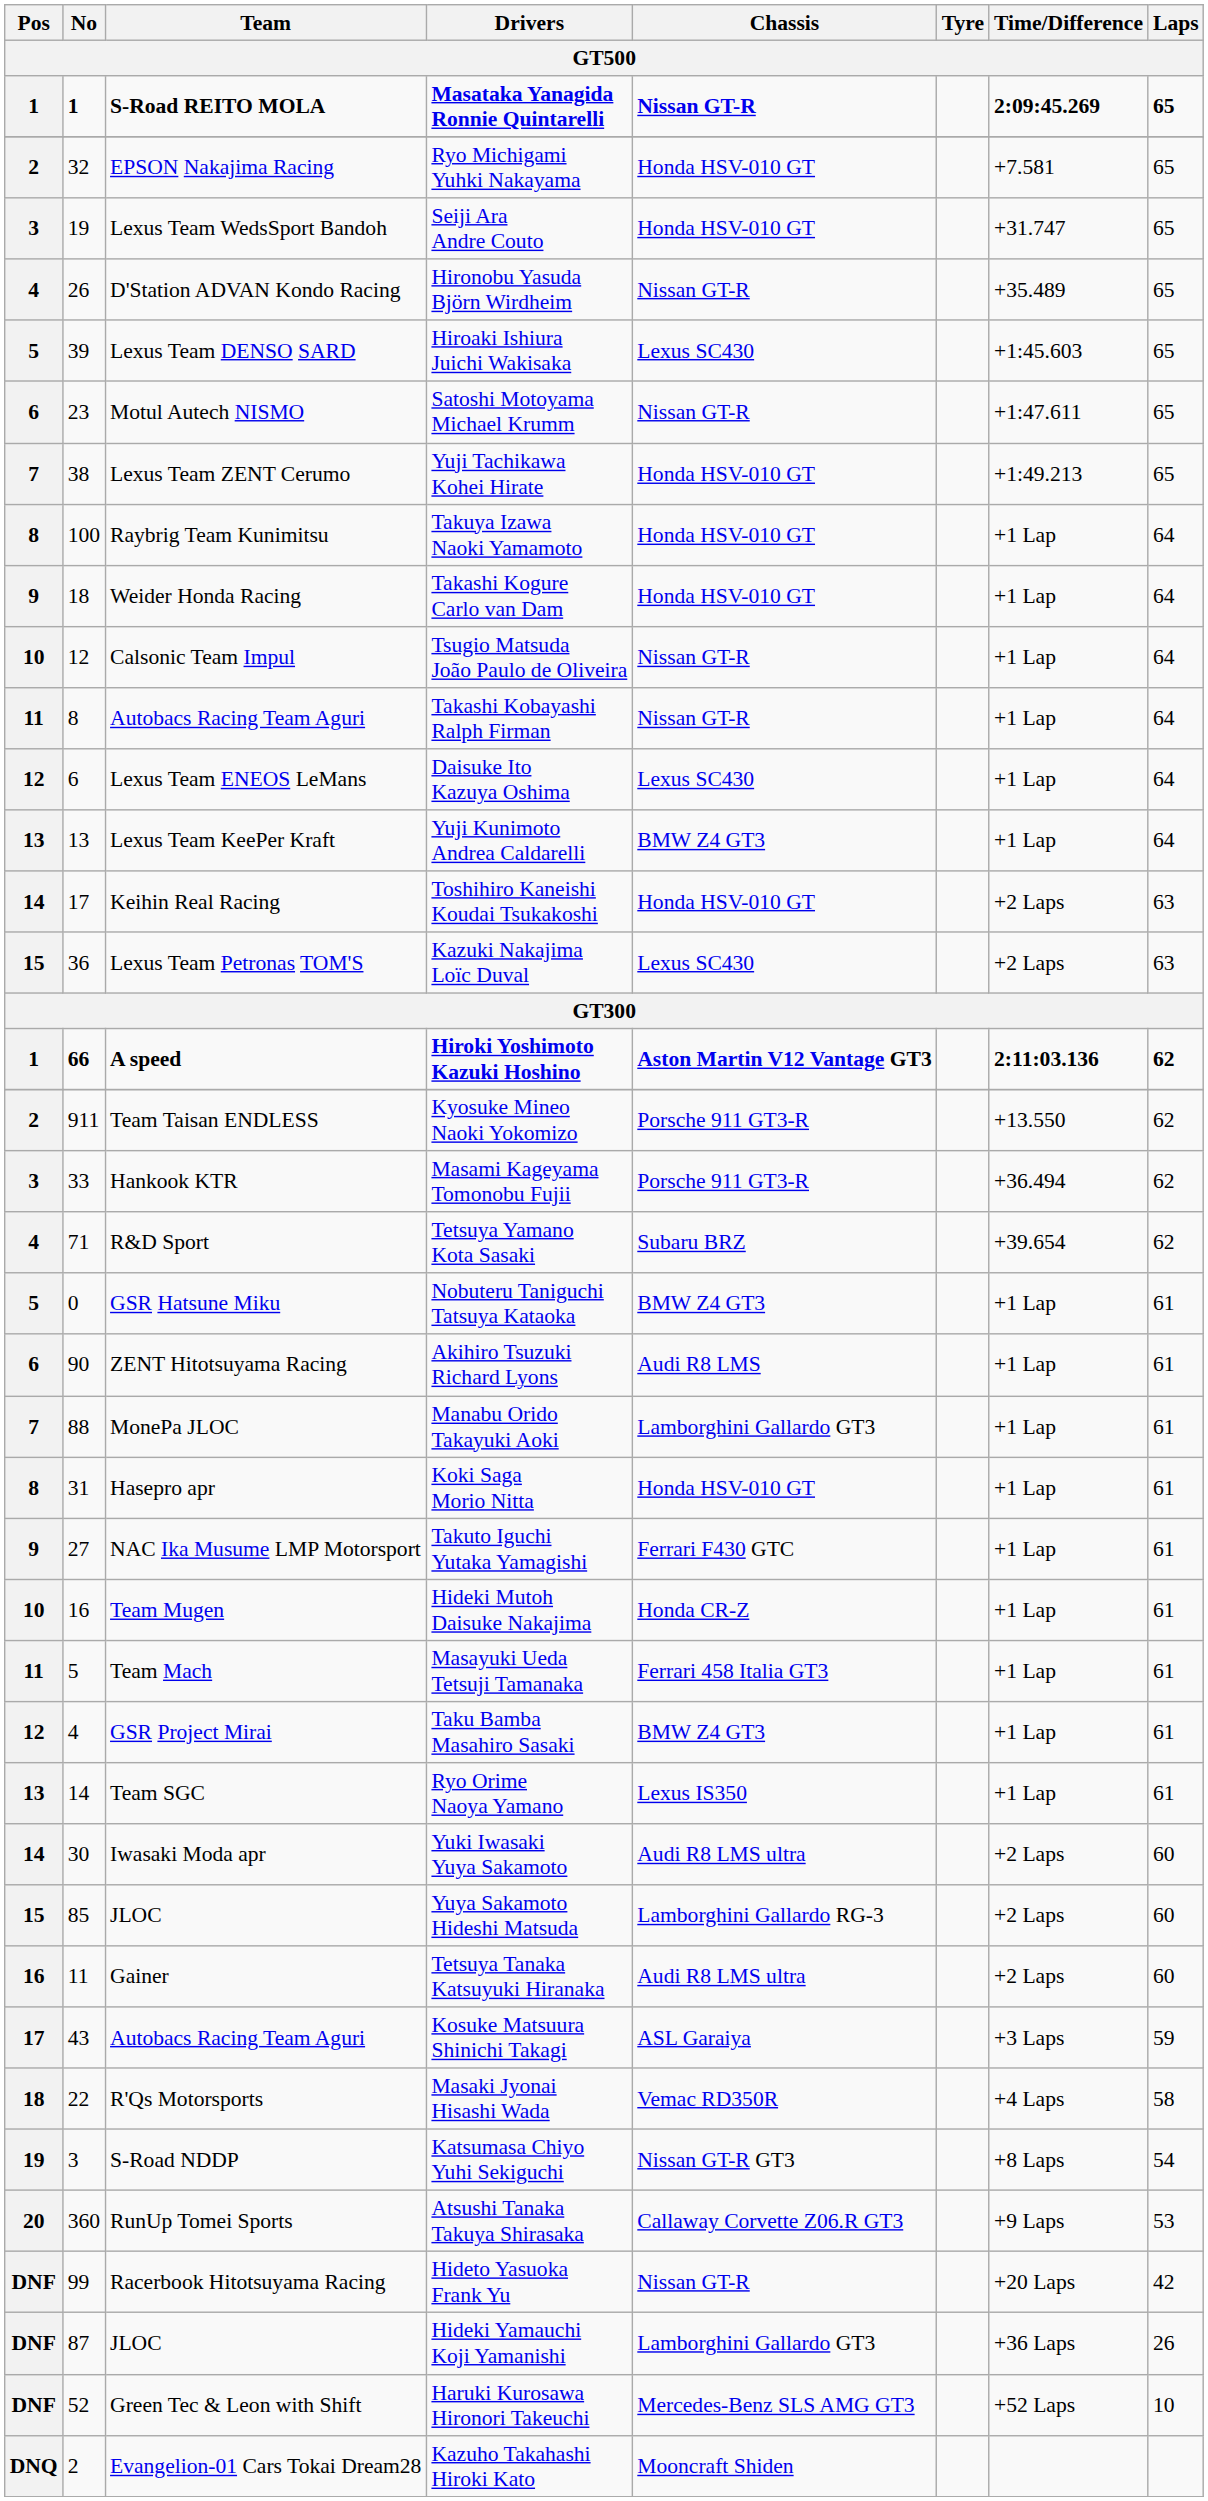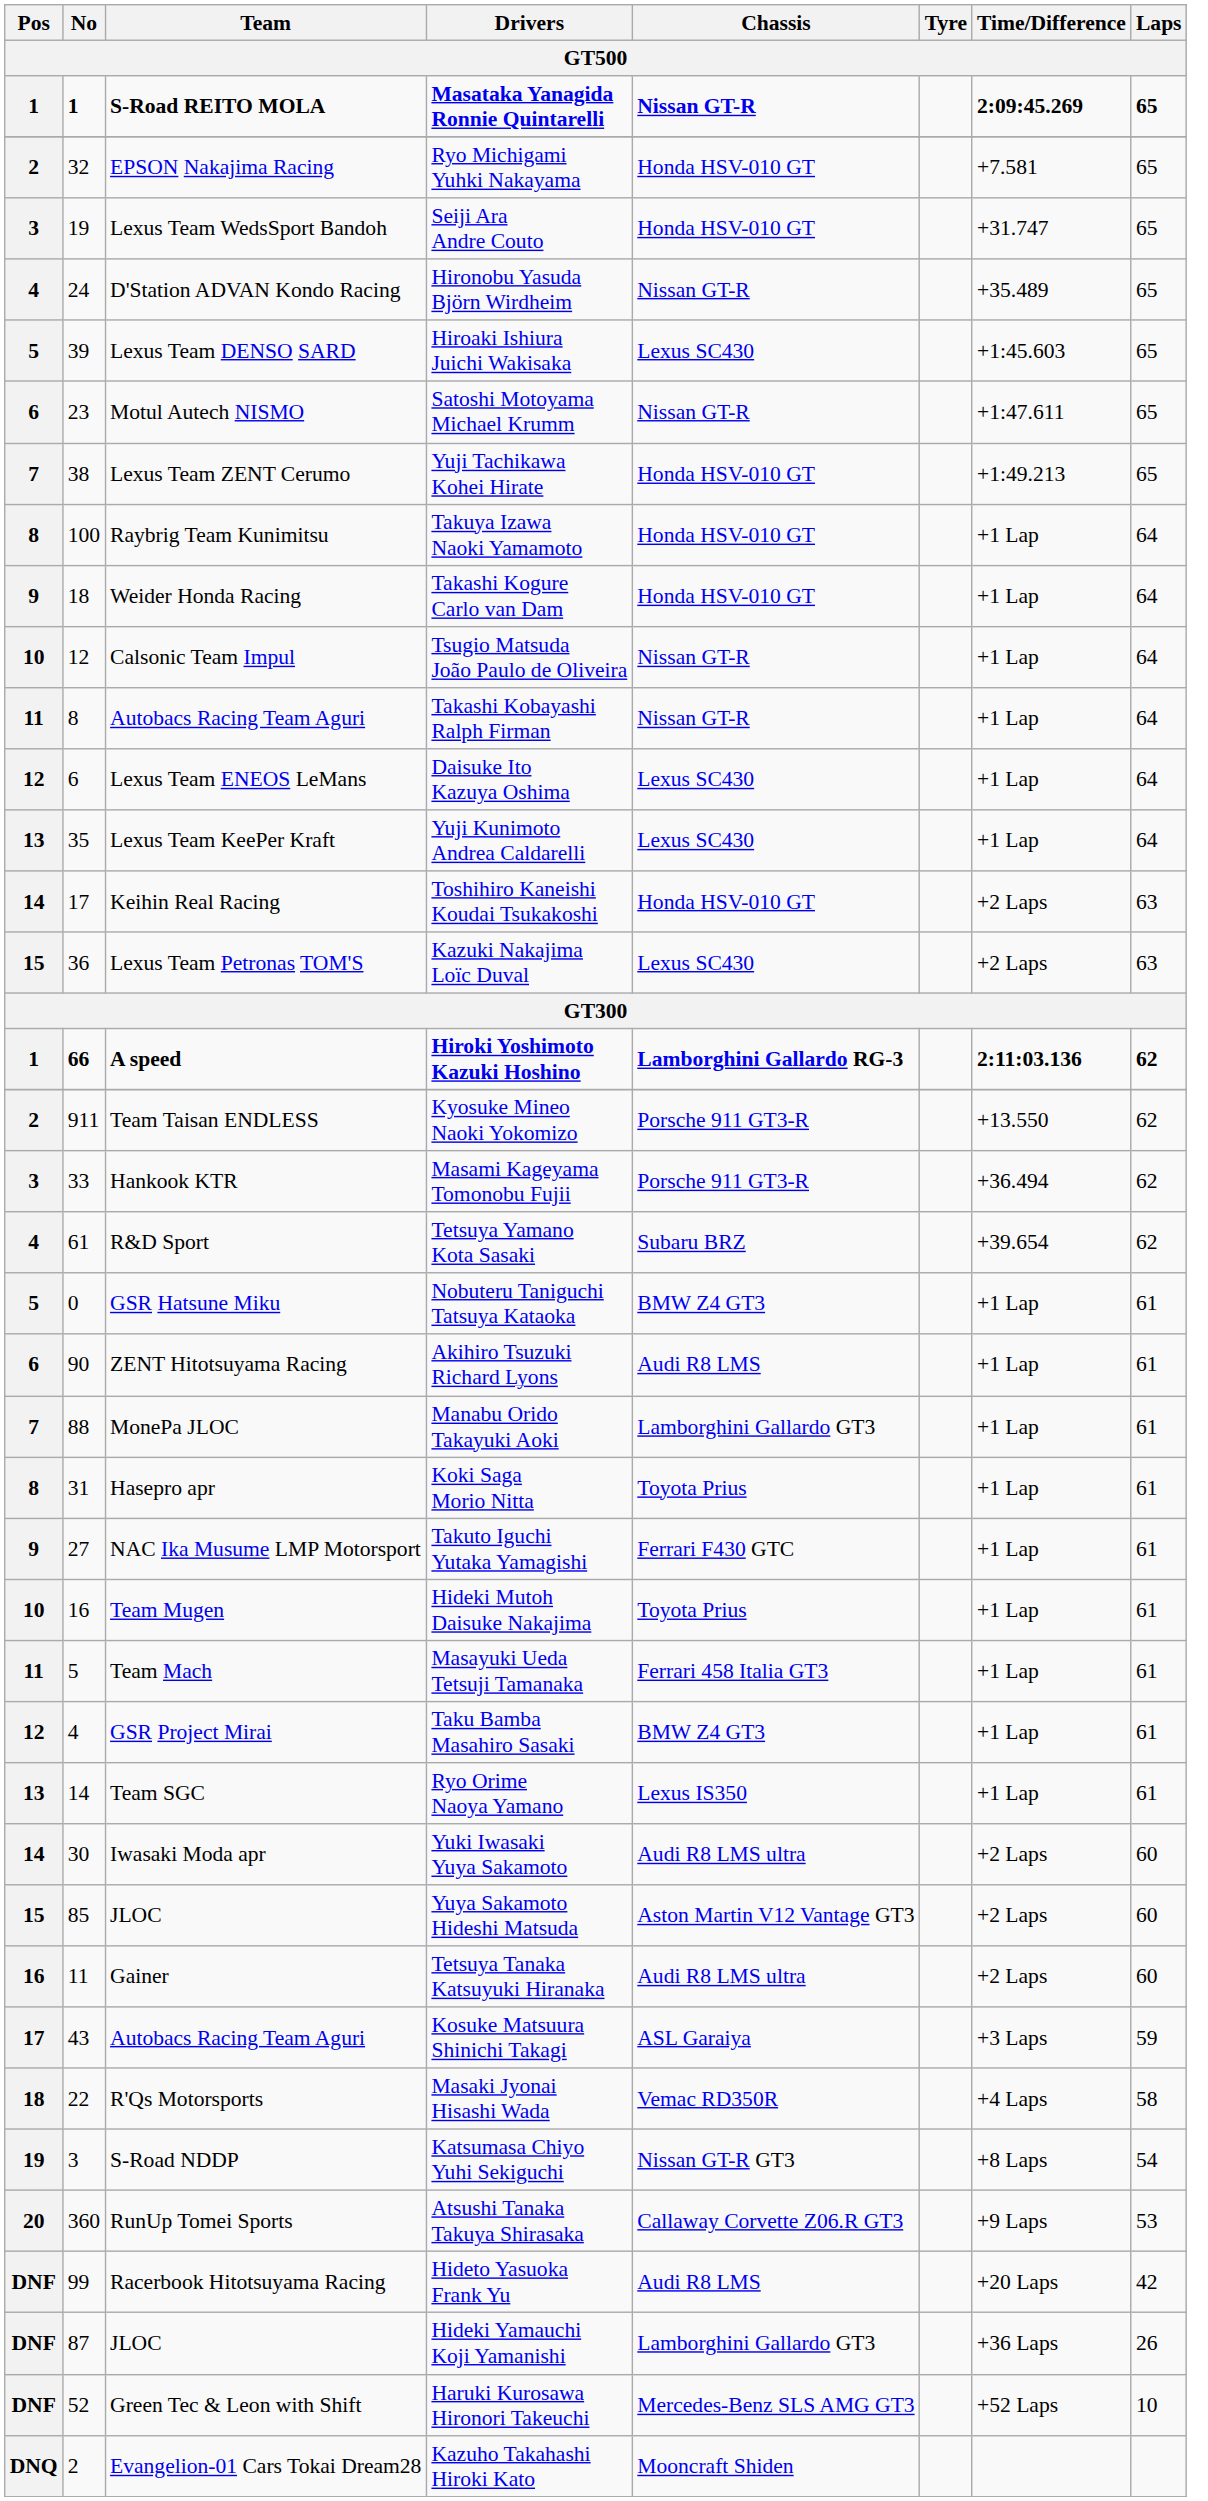(78, 289) 26 -> (78, 289) 24
(78, 840) 13 -> (78, 840) 35
(701, 840) BMW Z4 GT3 -> (696, 840) Lexus SC430
(784, 1059) Aston Martin V12 Vantage GT3 -> (770, 1059) Lamborghini Gallardo RG-3
(78, 1242) 71 -> (78, 1242) 61
(726, 1487) Honda HSV-010 GT -> (692, 1487) Toyota Prius
(693, 1609) Honda CR-Z -> (692, 1609) Toyota Prius
(760, 1915) Lamborghini Gallardo RG-3 -> (776, 1915) Aston Martin V12 Vantage GT3
(694, 2282) Nissan GT-R -> (699, 2282) Audi R8 LMS
